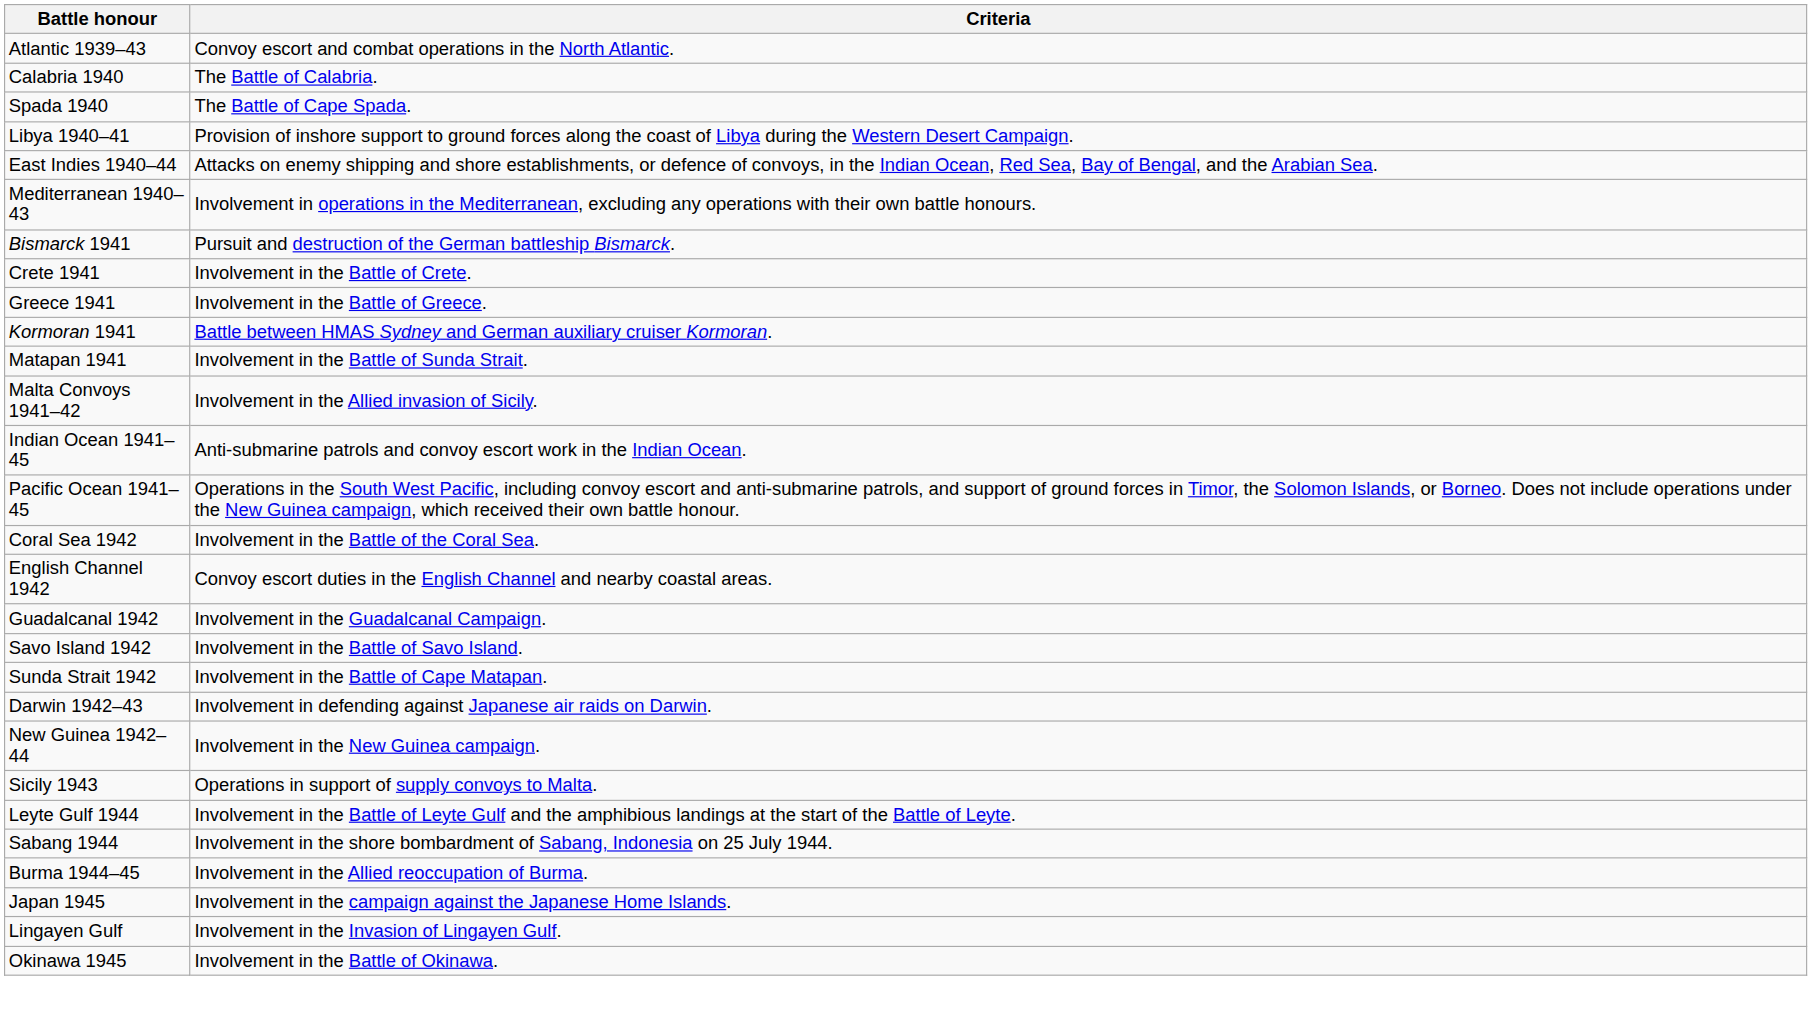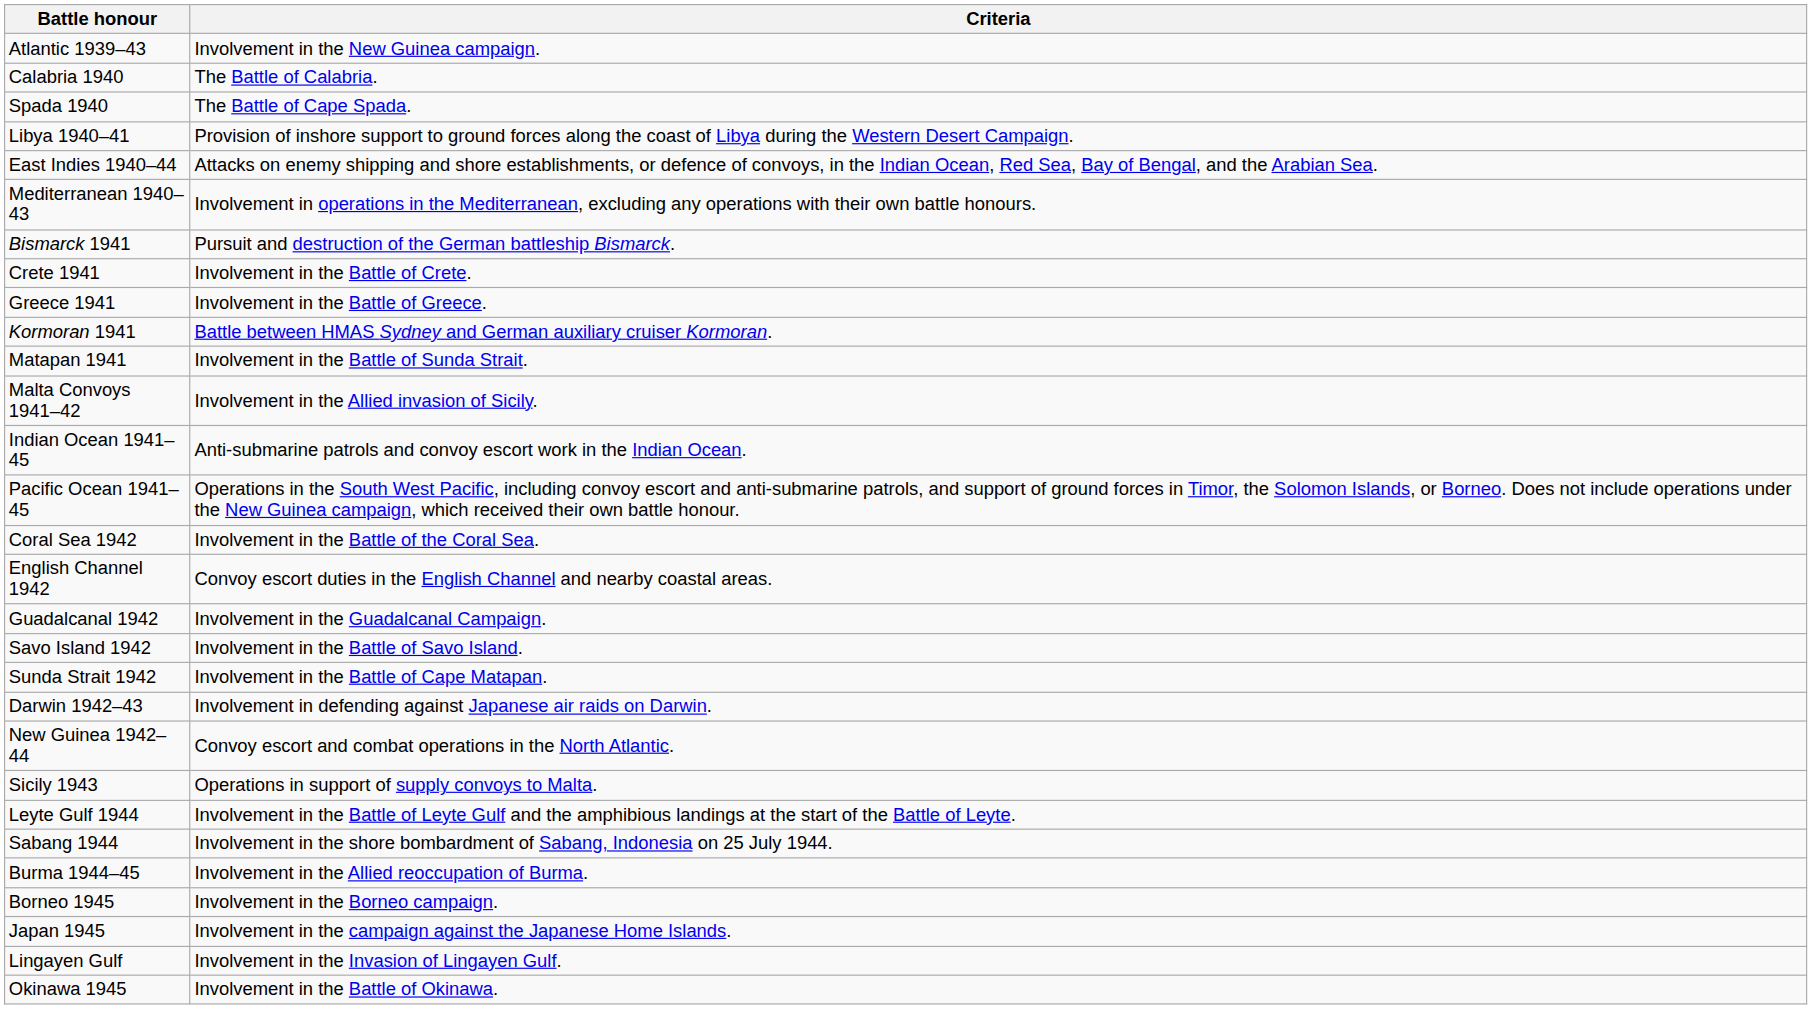(434, 48) Convoy escort and combat operations in the North Atlantic. -> (367, 48) Involvement in the New Guinea campaign.
(367, 745) Involvement in the New Guinea campaign. -> (434, 745) Convoy escort and combat operations in the North Atlantic.
+ row: (62, 902)
